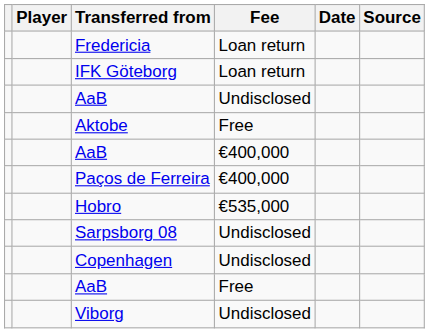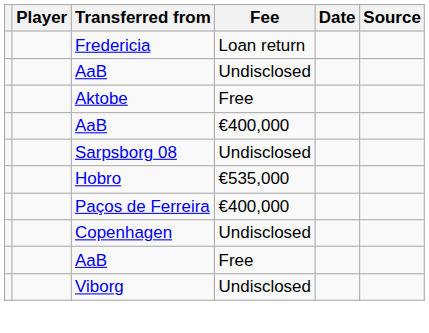- row: (126, 71)
rows swapped: (142, 179) <-> (126, 233)
